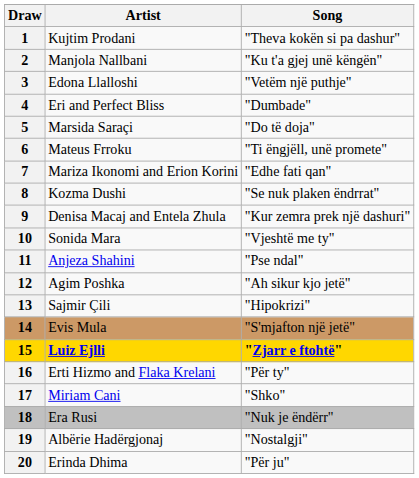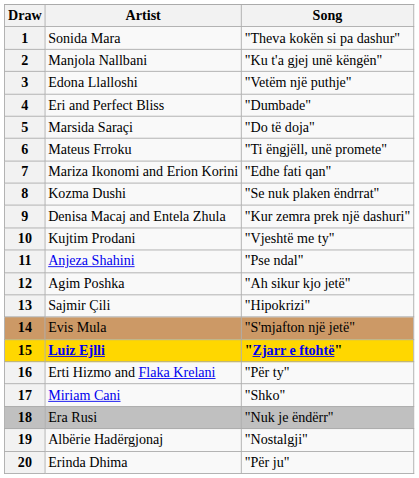(92, 37) Kujtim Prodani -> (84, 37) Sonida Mara
(84, 238) Sonida Mara -> (92, 238) Kujtim Prodani
